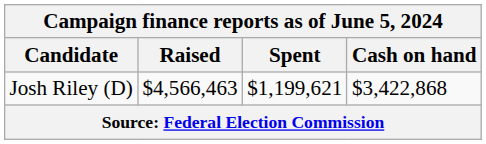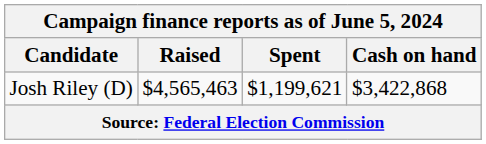(190, 88) $4,566,463 -> (190, 88) $4,565,463
